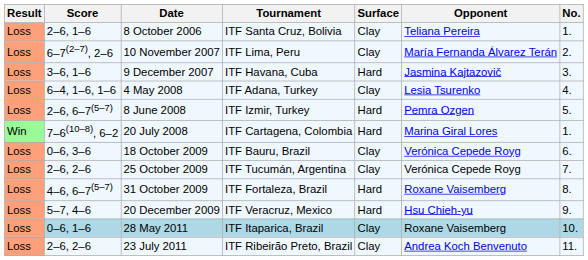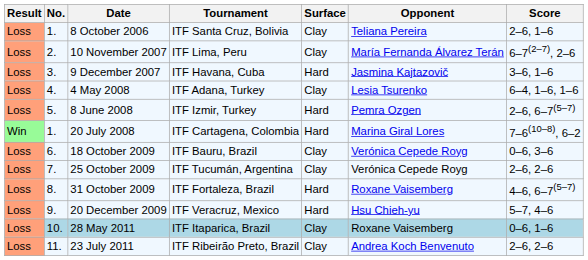columns swapped: (571, 13) <-> (83, 13)
